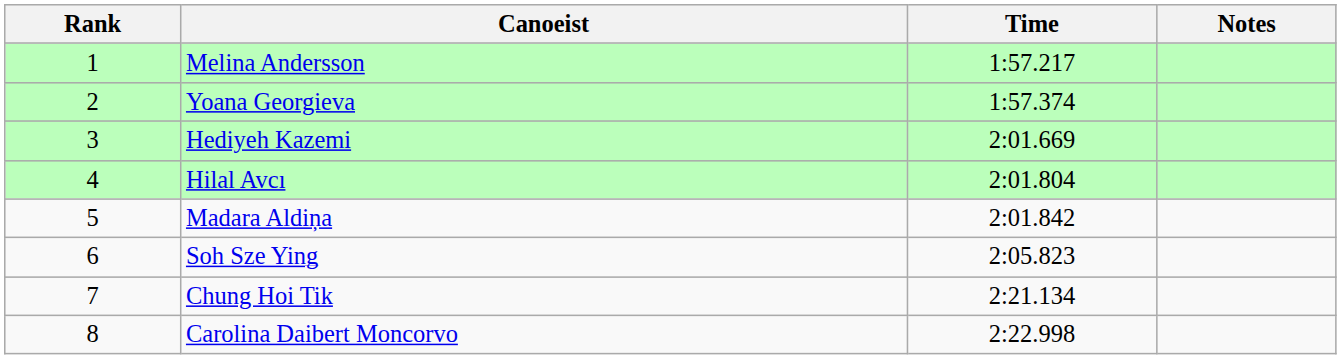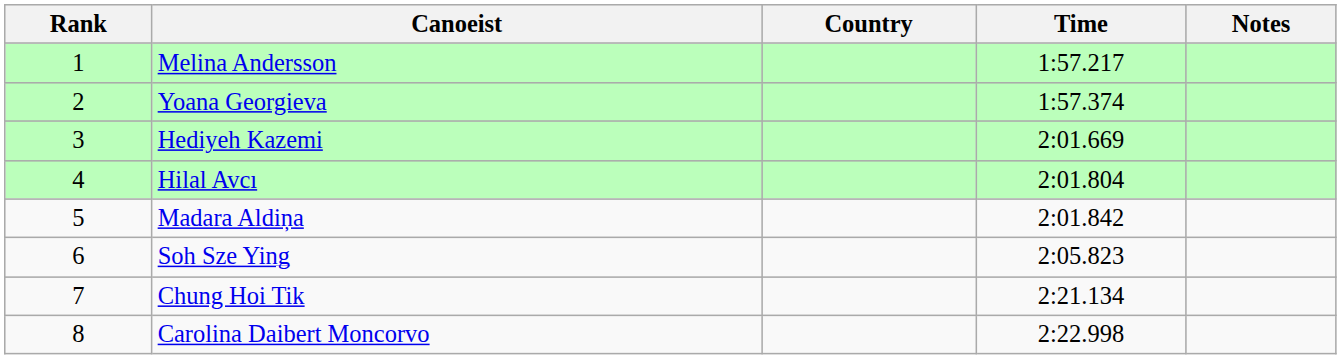+ column: (869, 23)
